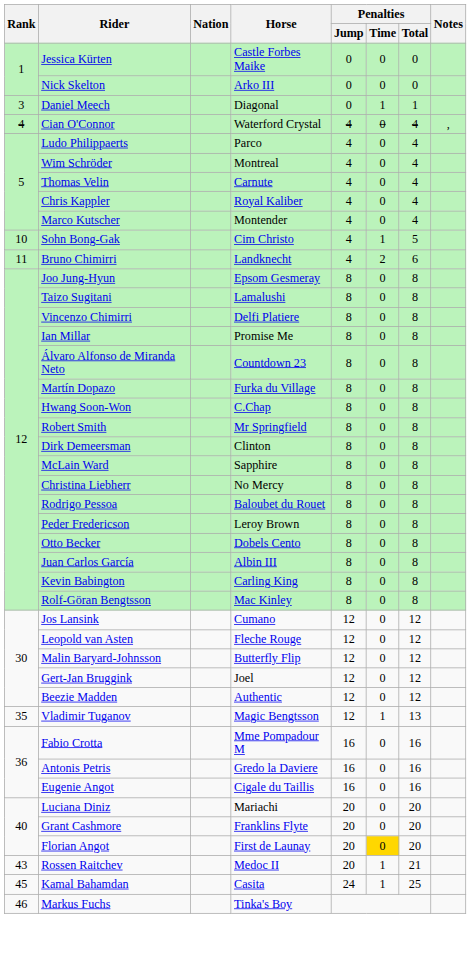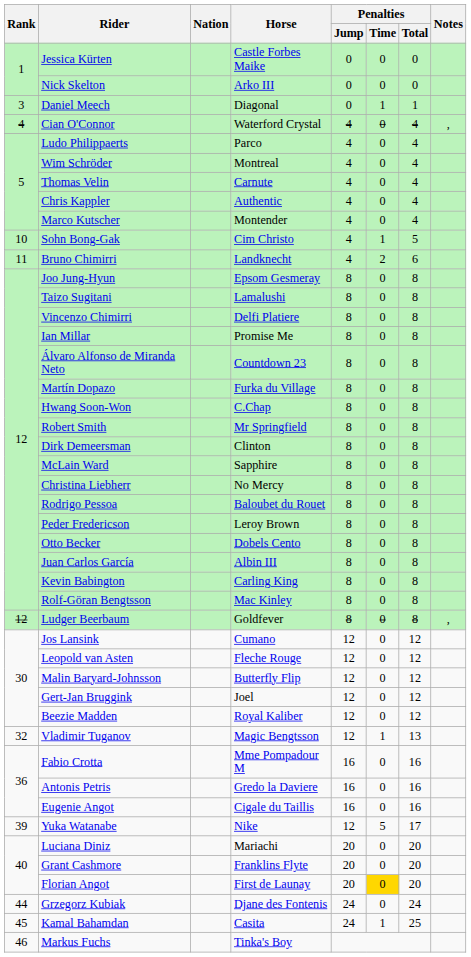(268, 201) Royal Kaliber -> (258, 201) Authentic
+ row: (85, 620)
(258, 697) Authentic -> (268, 716) Royal Kaliber
(21, 716) 35 -> (21, 735) 32
+ row: (79, 826)
- row: (82, 865)
+ row: (83, 903)
